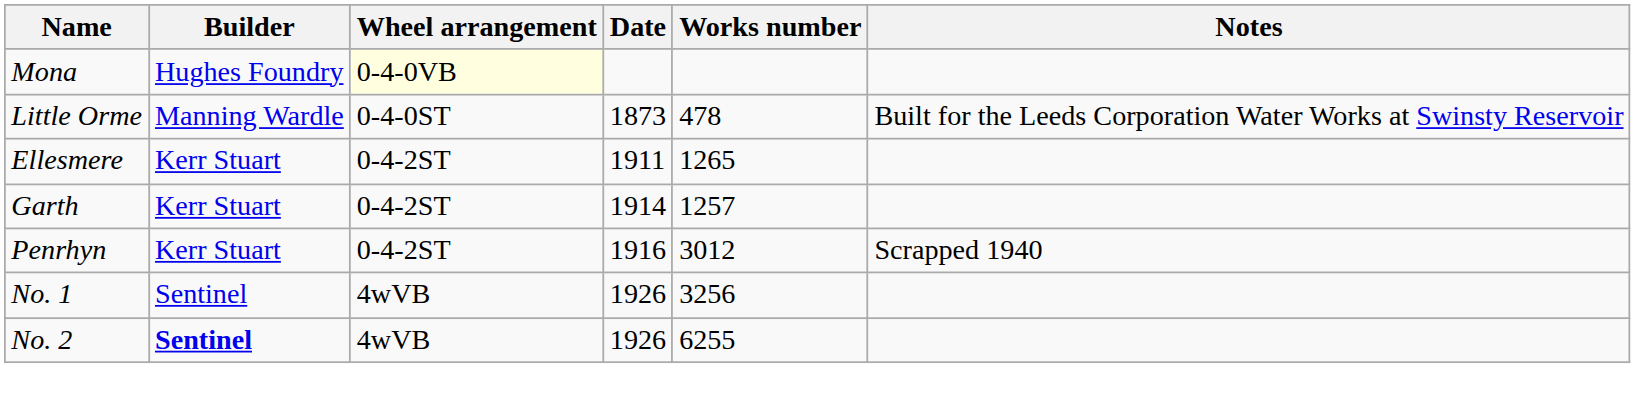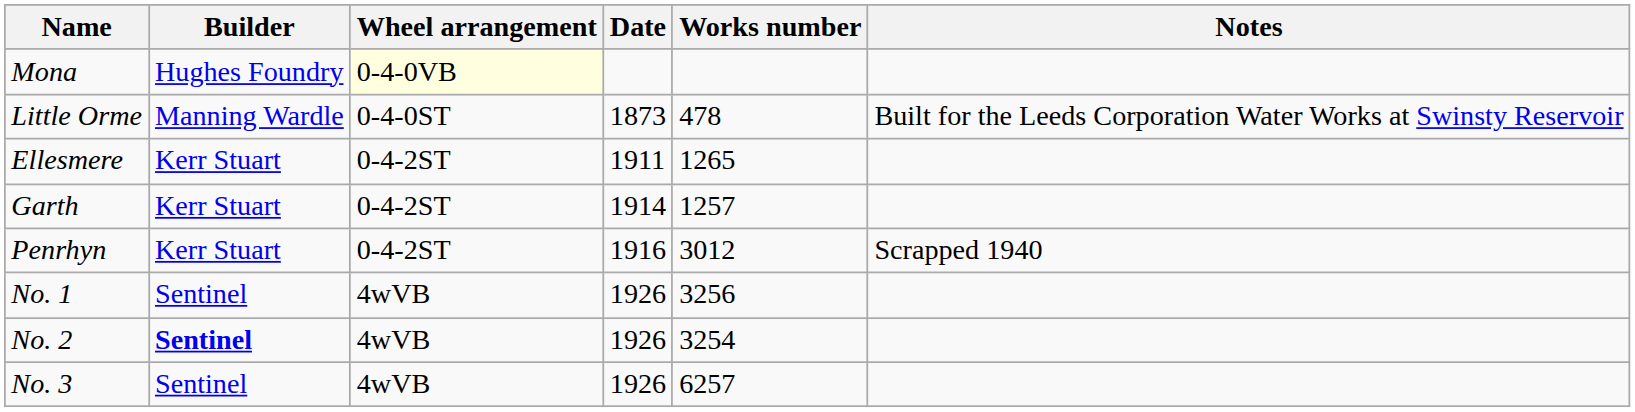(707, 339) 6255 -> (707, 339) 3254
+ row: (42, 384)
